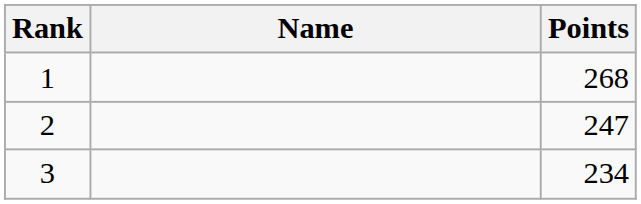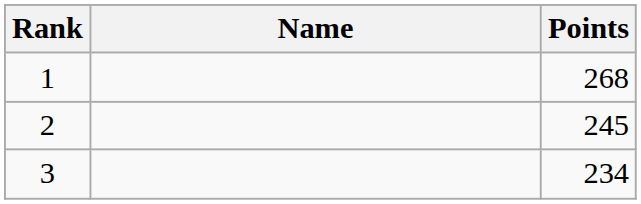(606, 125) 247 -> (606, 125) 245
